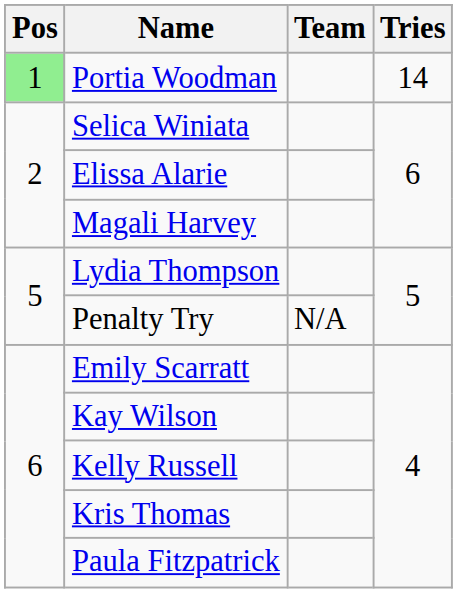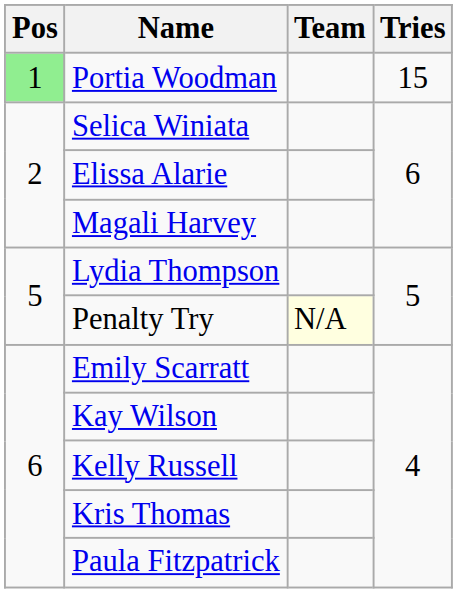(413, 77) 14 -> (413, 77) 15
(320, 319) no background -> (320, 319) lightyellow background
